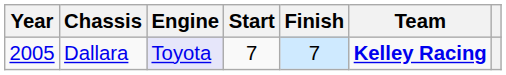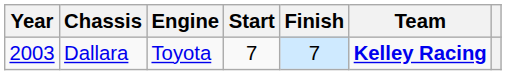(32, 53) 2005 -> (32, 53) 2003
(181, 53) lavender background -> (181, 53) no background
